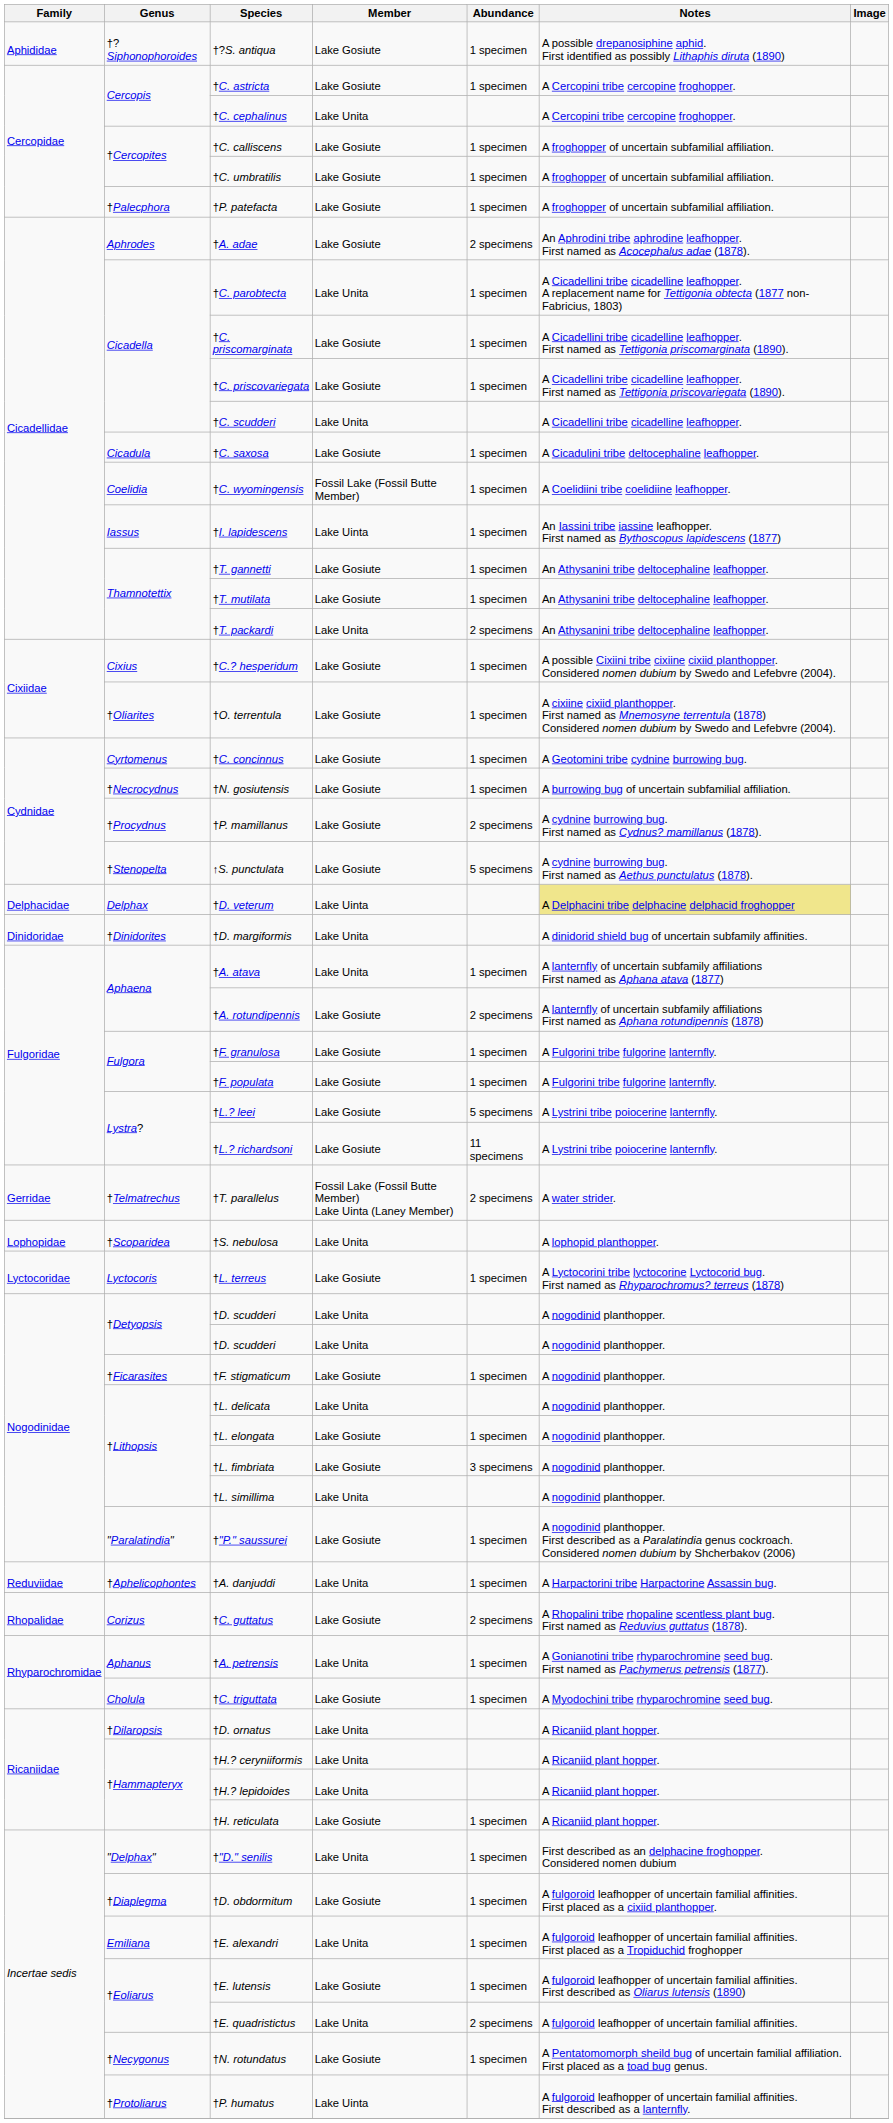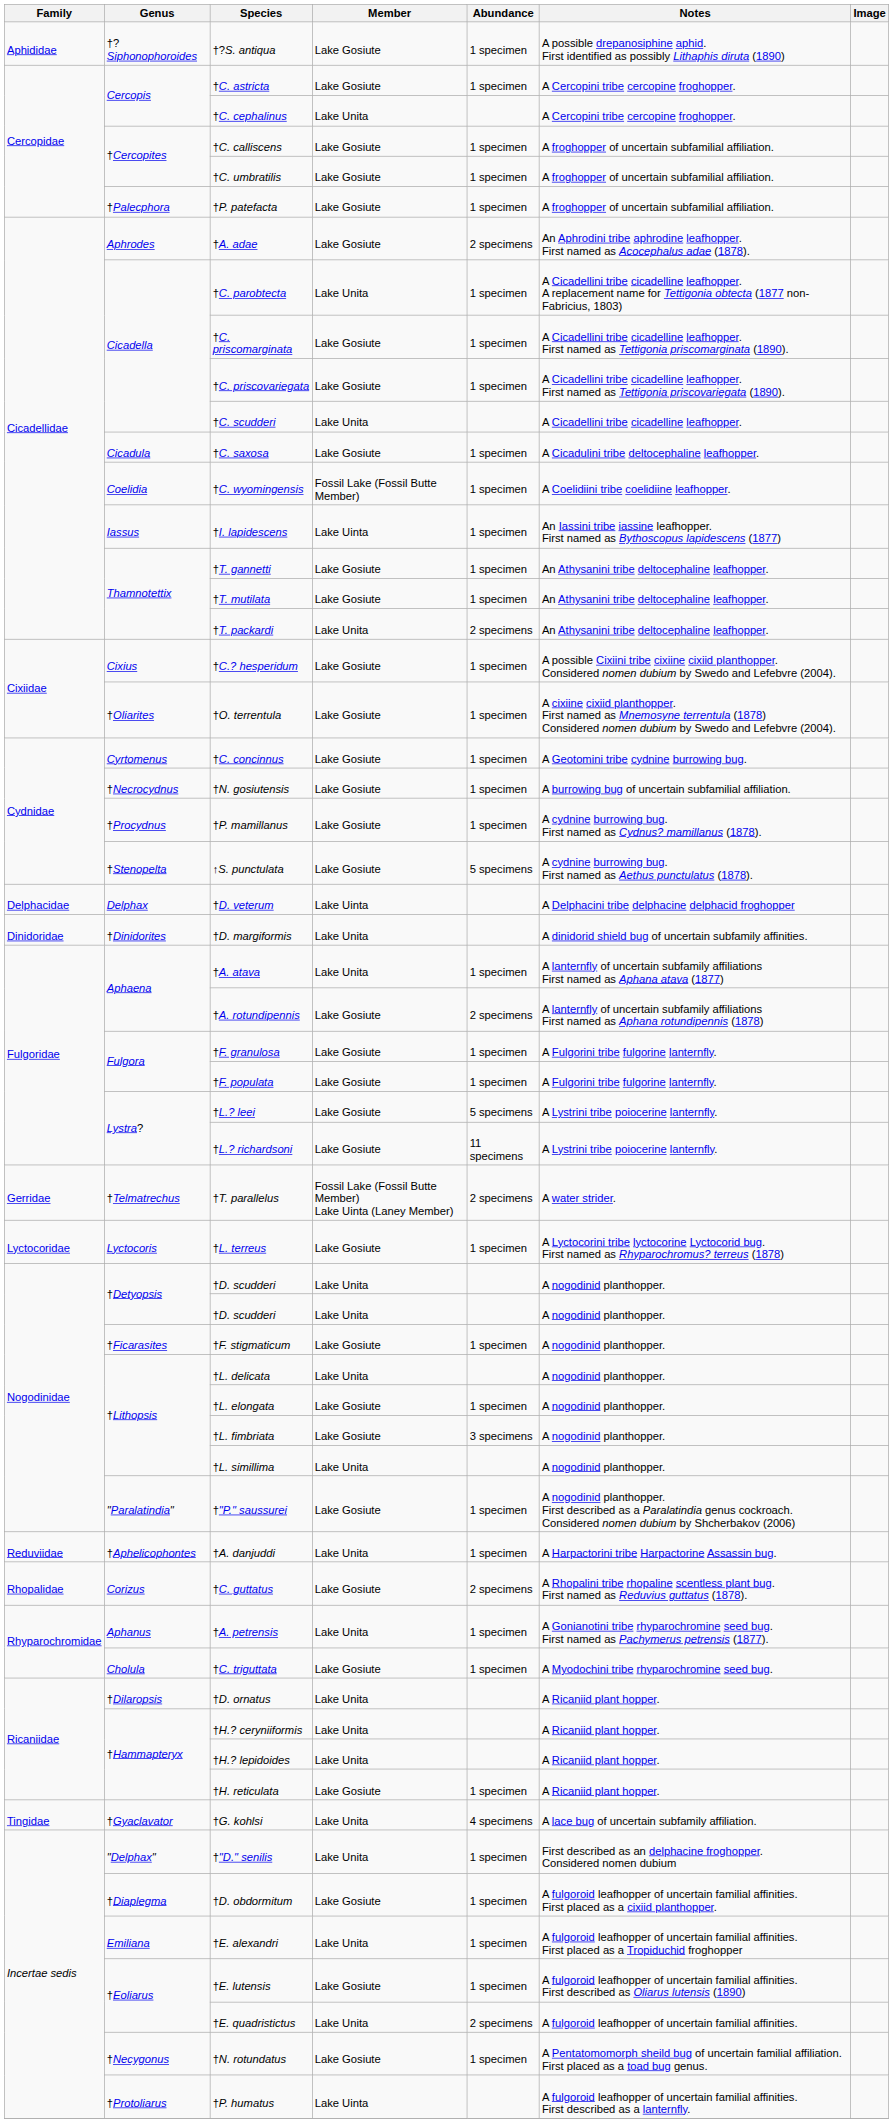(501, 826) 2 specimens -> (498, 826) 1 specimen
(668, 905) khaki background -> (668, 905) no background
- row: (138, 1242)
+ row: (140, 1821)
